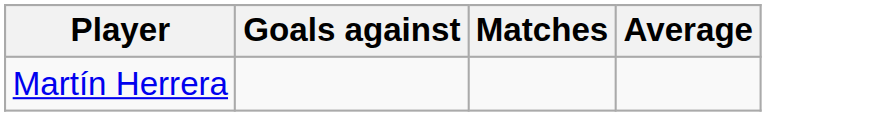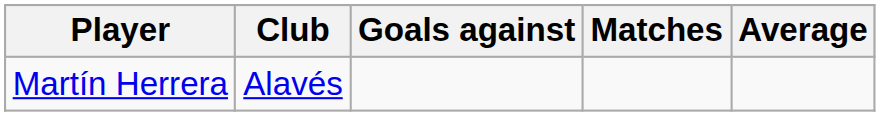+ column: (293, 30)
